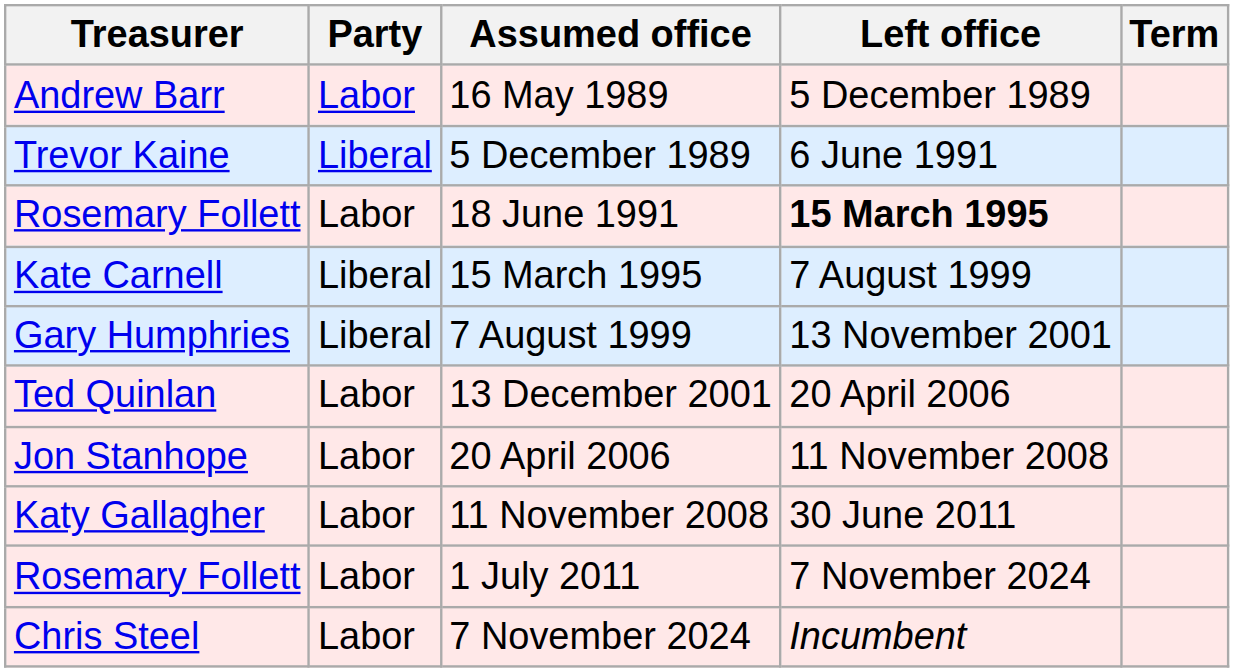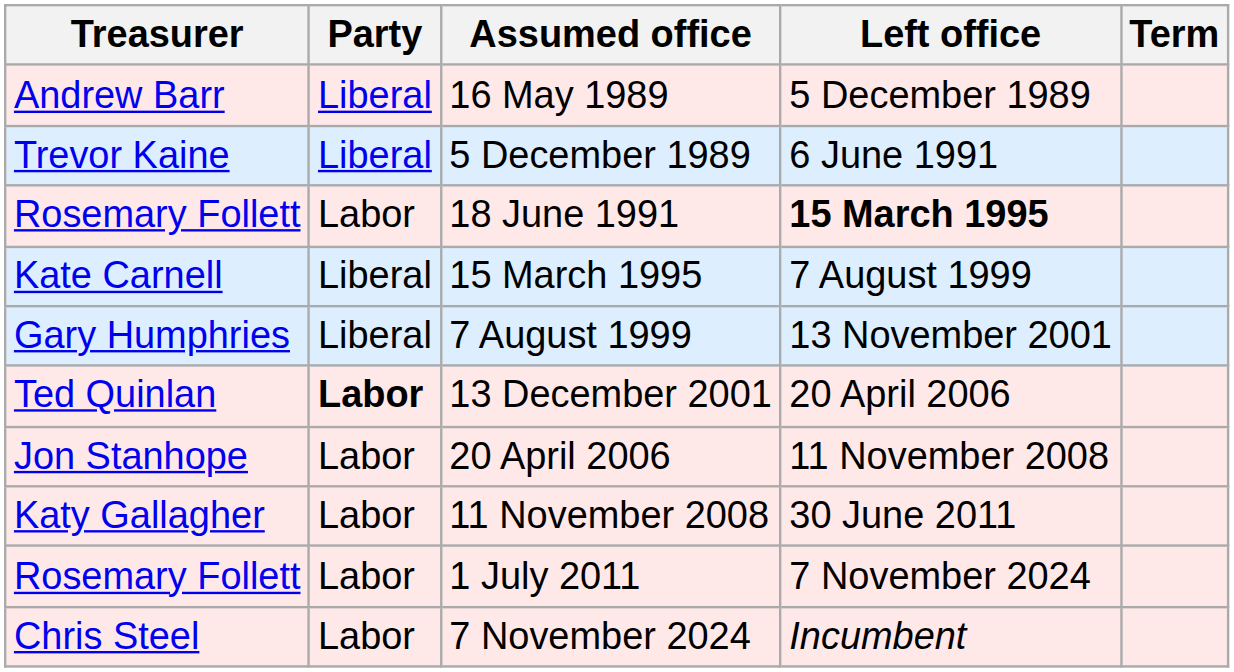(366, 94) Labor -> (375, 94) Liberal
(366, 395) normal -> (371, 395) bold
